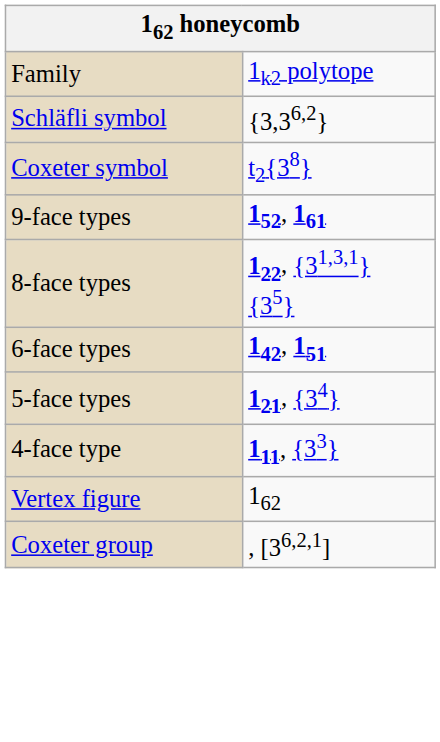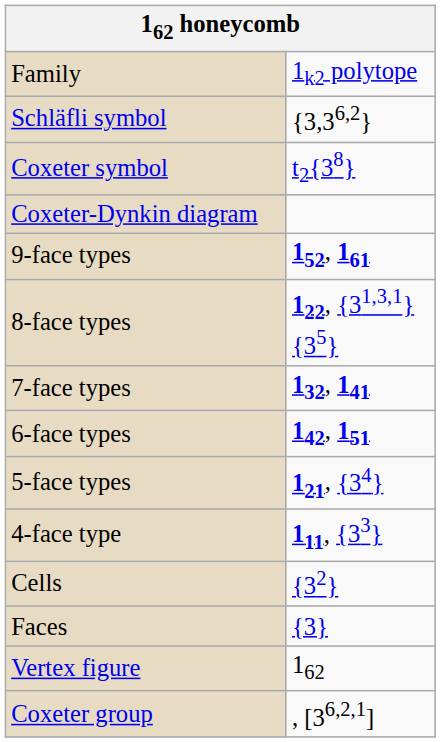+ row: (134, 213)
+ row: (71, 388)
+ row: (36, 583)
+ row: (39, 626)
